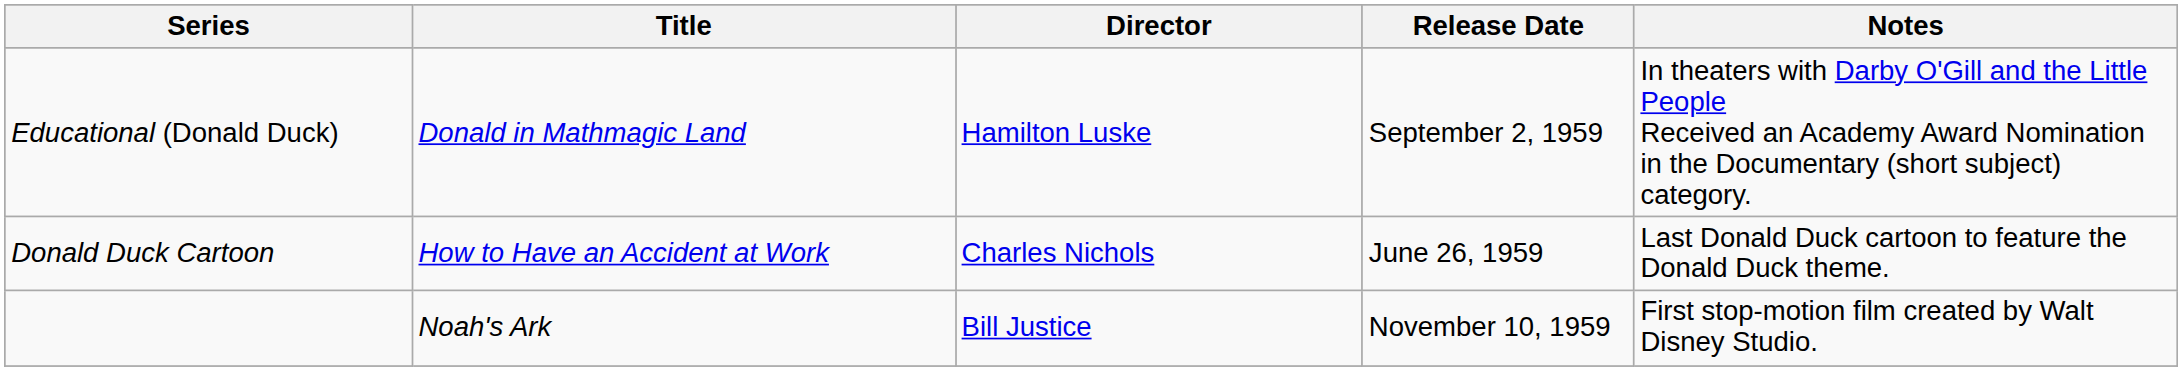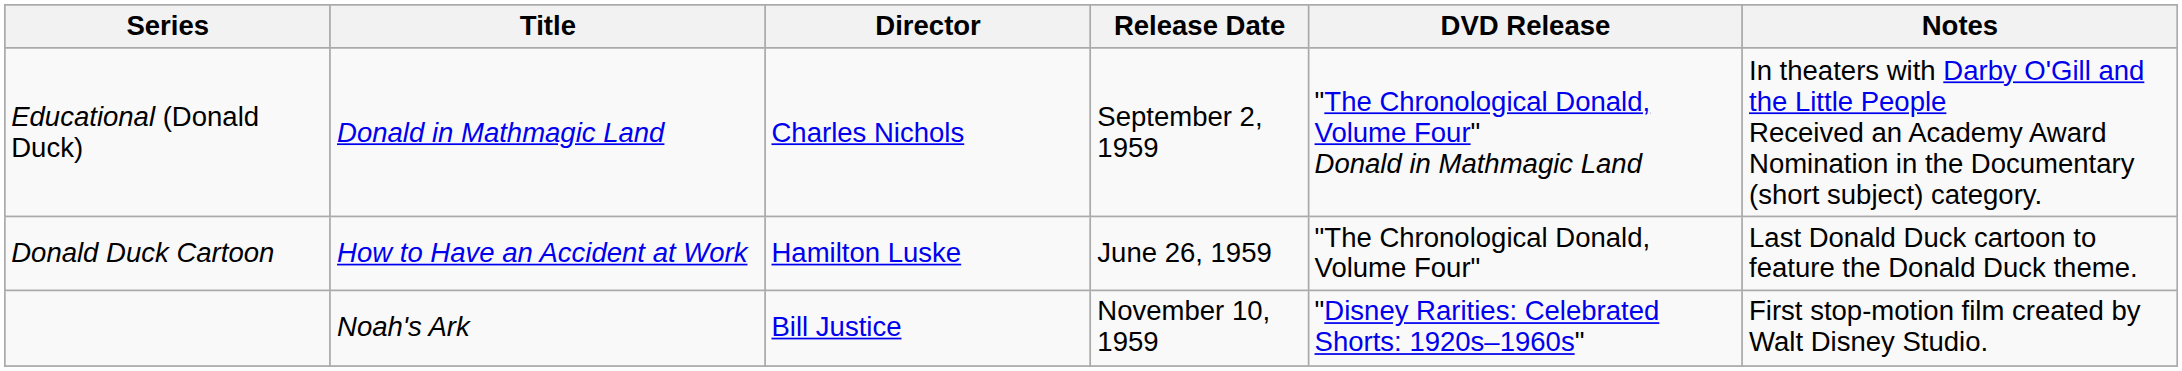+ column: (1525, 26)
(1056, 131) Hamilton Luske -> (868, 131) Charles Nichols
(1058, 252) Charles Nichols -> (866, 252) Hamilton Luske
